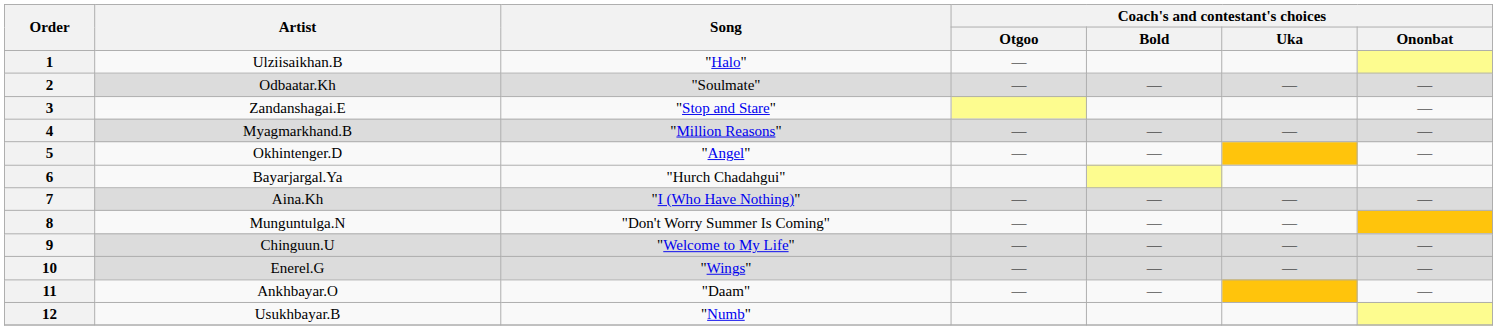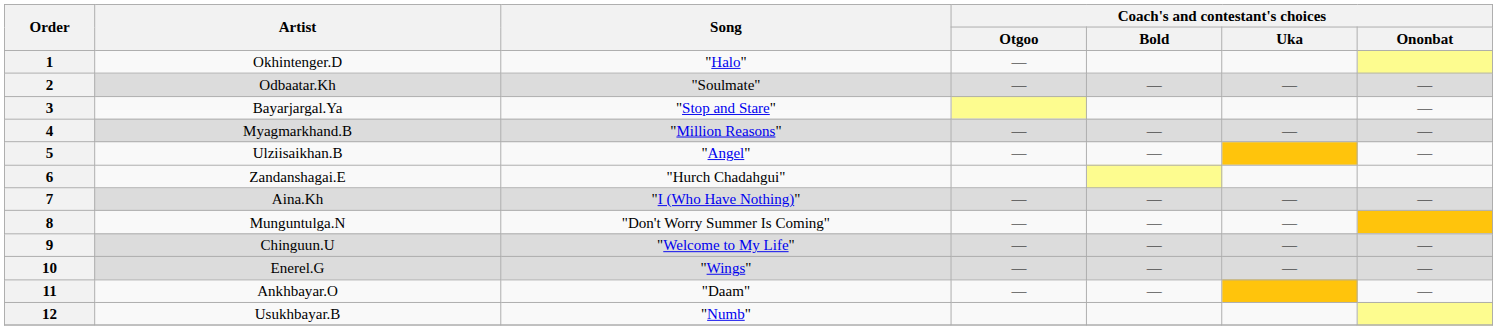(298, 62) Ulziisaikhan.B -> (298, 62) Okhintenger.D
(298, 108) Zandanshagai.E -> (298, 108) Bayarjargal.Ya
(298, 153) Okhintenger.D -> (298, 153) Ulziisaikhan.B
(298, 176) Bayarjargal.Ya -> (298, 176) Zandanshagai.E
